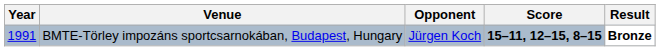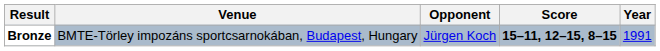columns swapped: (22, 15) <-> (630, 15)
